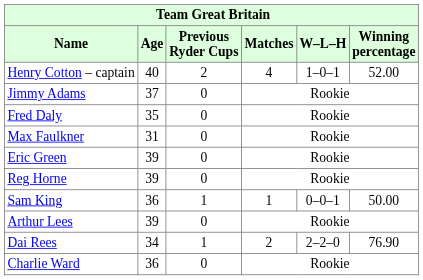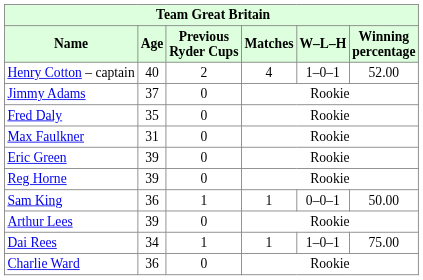(269, 242) 2 -> (269, 242) 1
(323, 242) 2–2–0 -> (323, 242) 1–0–1
(384, 242) 76.90 -> (384, 242) 75.00
